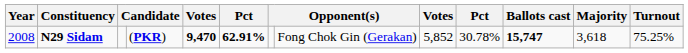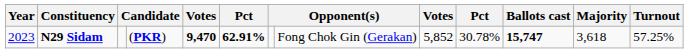(21, 37) 2008 -> (21, 37) 2023
(654, 37) 75.25% -> (654, 37) 57.25%
